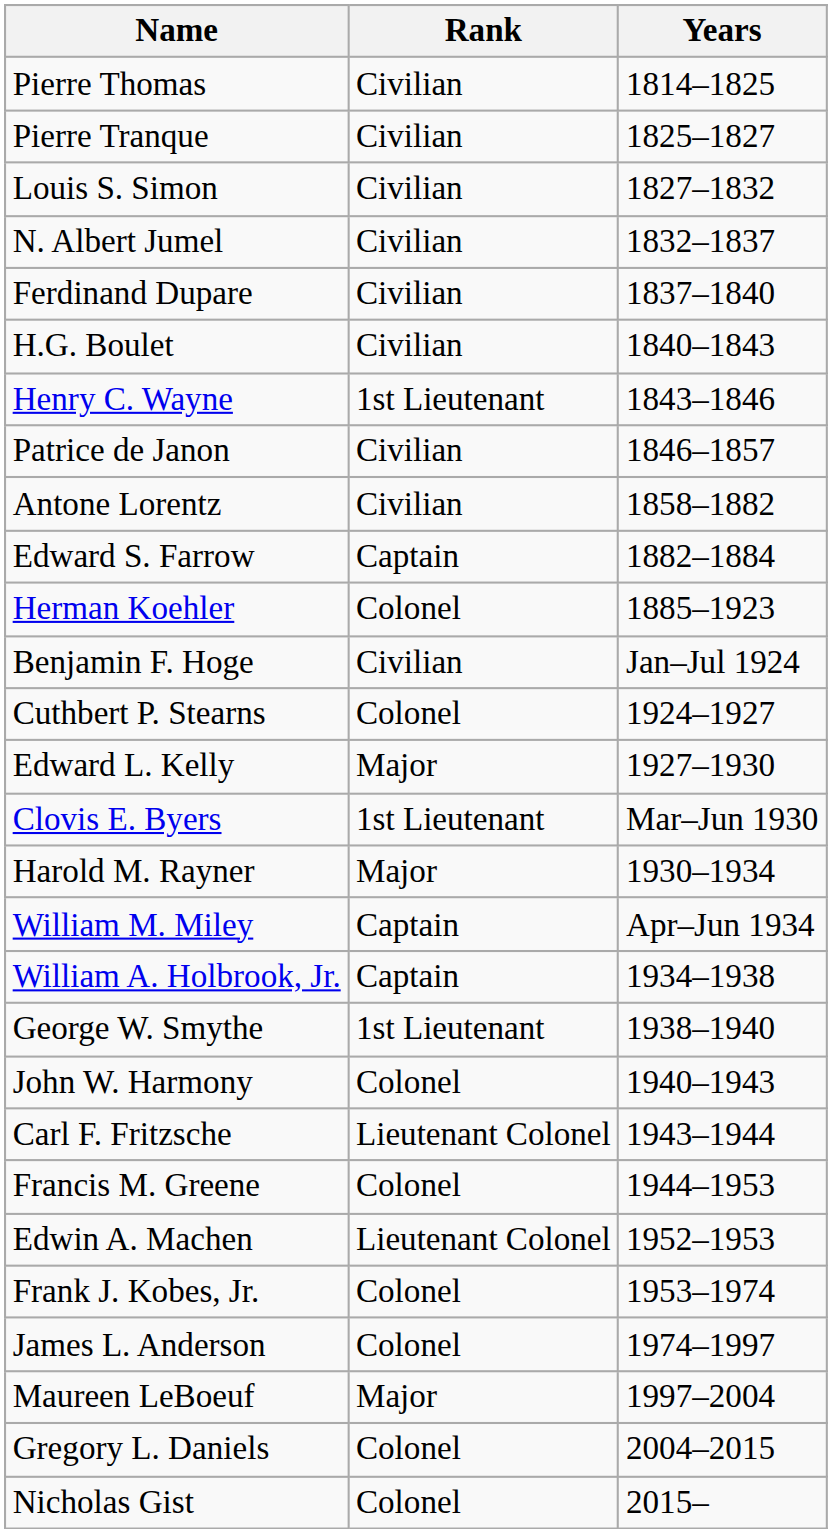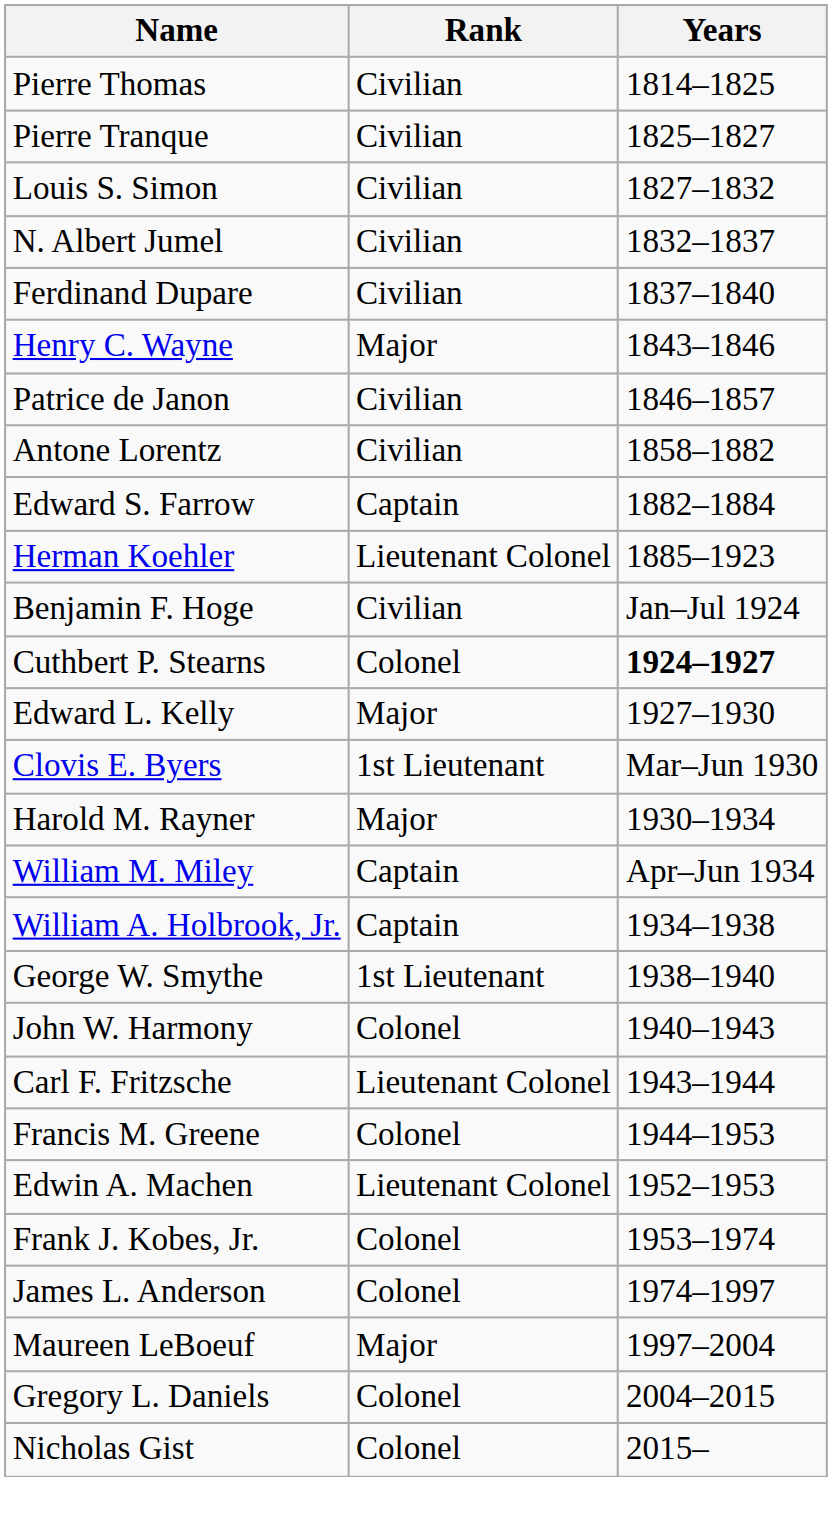- row: (93, 345)
(450, 398) 1st Lieutenant -> (396, 345) Major
(408, 608) Colonel -> (483, 556) Lieutenant Colonel
(701, 713) normal -> (701, 661) bold
